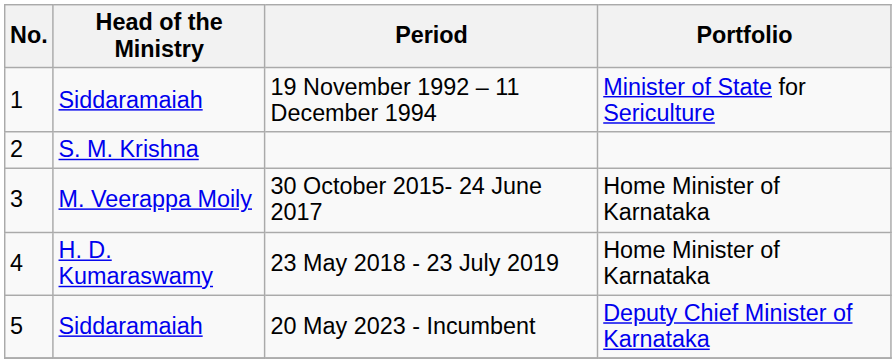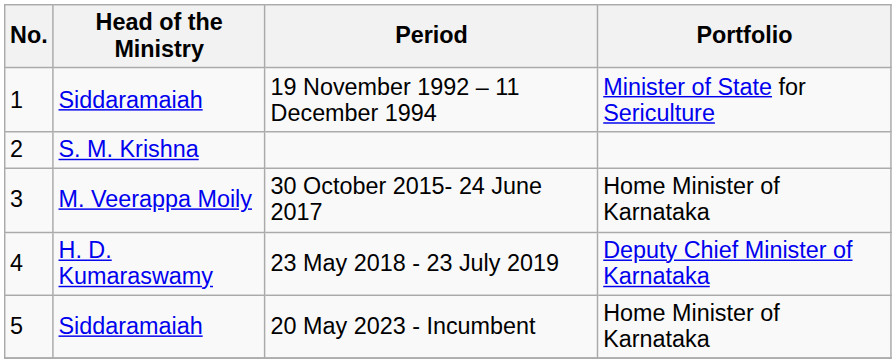(692, 263) Home Minister of Karnataka -> (728, 263) Deputy Chief Minister of Karnataka
(728, 326) Deputy Chief Minister of Karnataka -> (692, 326) Home Minister of Karnataka
